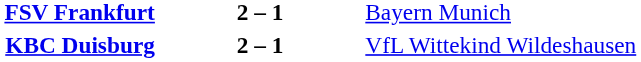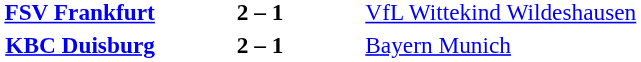(438, 12) Bayern Munich -> (501, 12) VfL Wittekind Wildeshausen
(501, 44) VfL Wittekind Wildeshausen -> (438, 44) Bayern Munich
